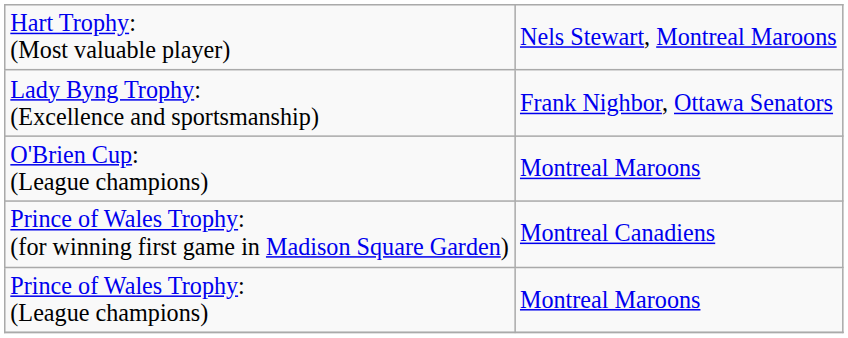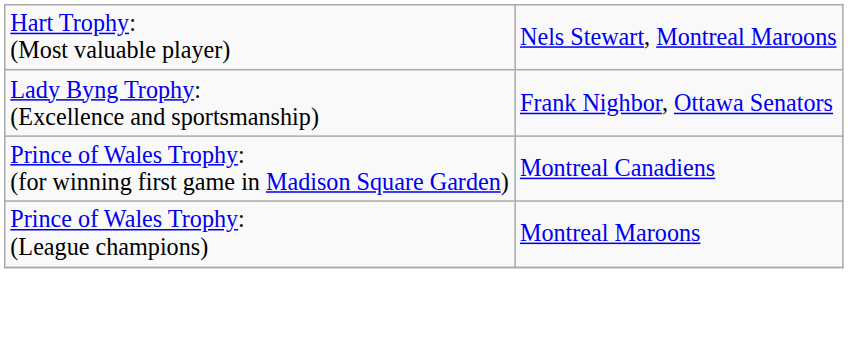- row: (109, 168)
